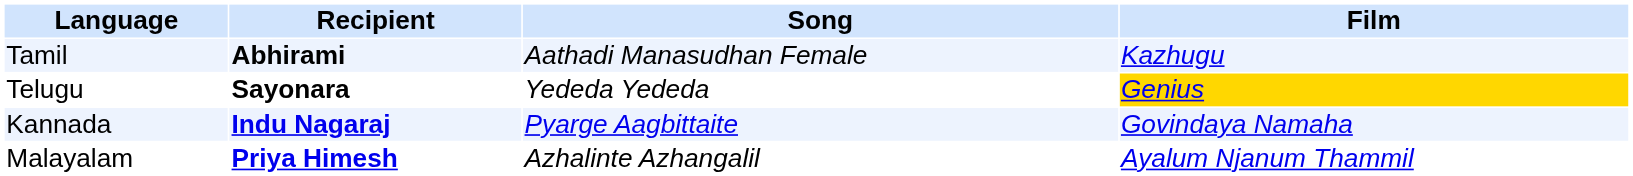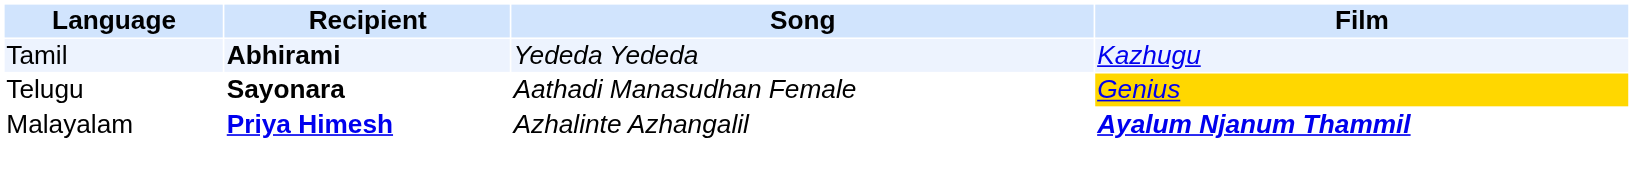(696, 55) Aathadi Manasudhan Female -> (606, 55) Yededa Yededa
(617, 89) Yededa Yededa -> (685, 89) Aathadi Manasudhan Female
- row: (59, 124)
(1267, 158) normal -> (1254, 124) bold
